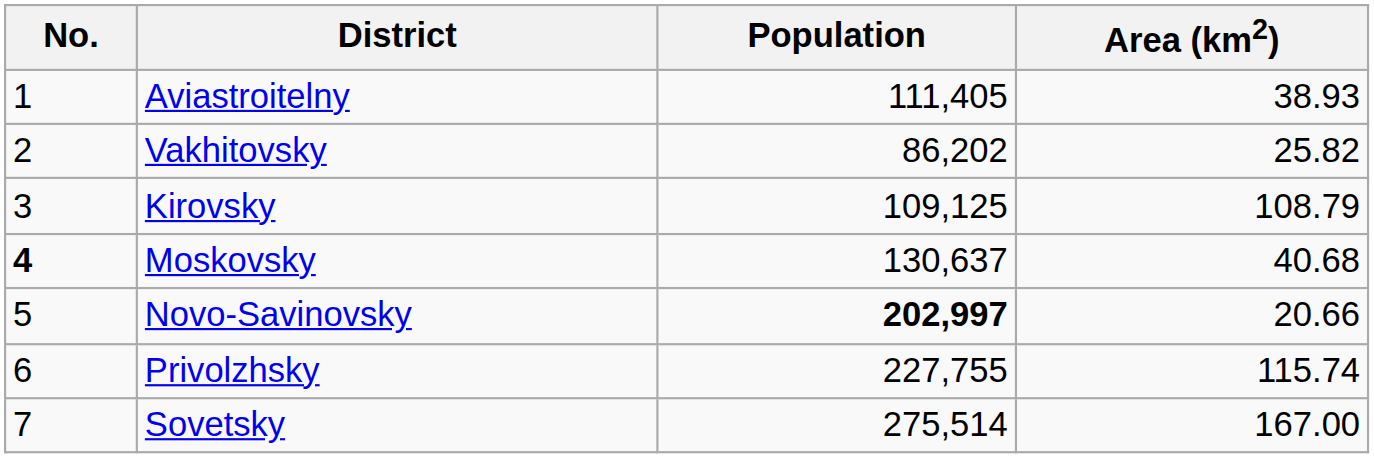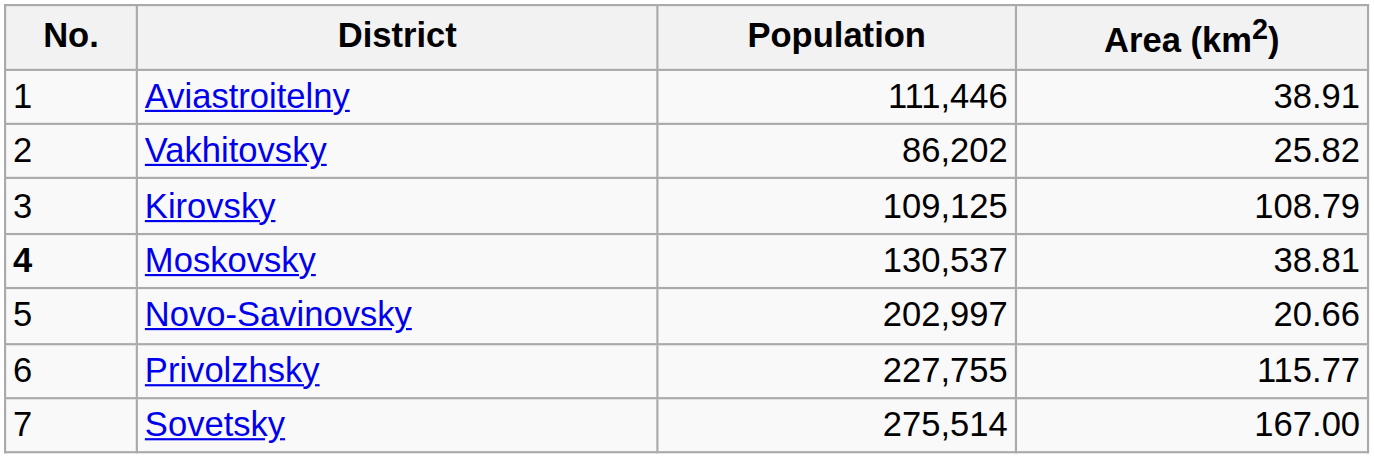(948, 96) 111,405 -> (948, 96) 111,446
(1317, 96) 38.93 -> (1317, 96) 38.91
(945, 260) 130,637 -> (945, 260) 130,537
(1317, 260) 40.68 -> (1317, 260) 38.81
(945, 315) bold -> (945, 315) normal
(1309, 370) 115.74 -> (1309, 370) 115.77
